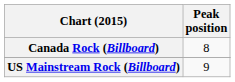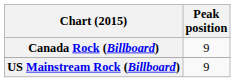(206, 47) 8 -> (206, 47) 9
